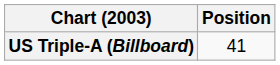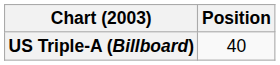(236, 45) 41 -> (236, 45) 40
